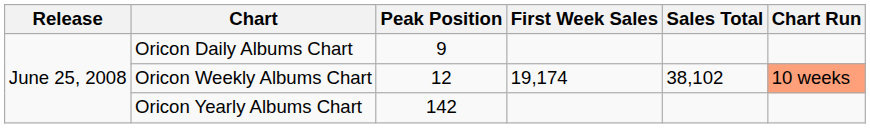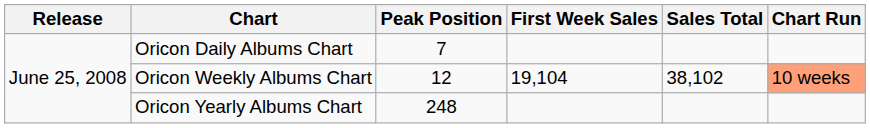(441, 48) 9 -> (441, 48) 7
(539, 78) 19,174 -> (539, 78) 19,104
(441, 107) 142 -> (441, 107) 248
